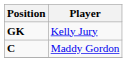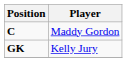rows swapped: (11, 48) <-> (16, 31)
